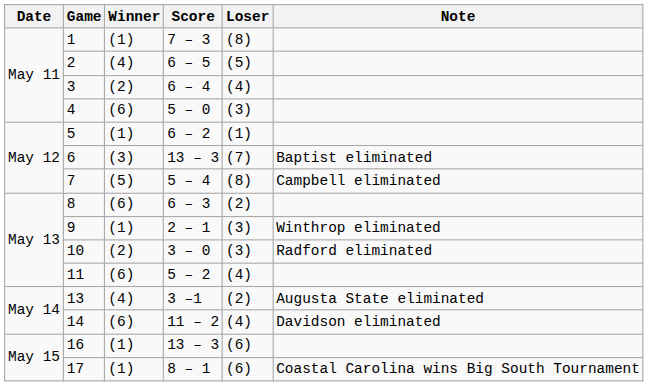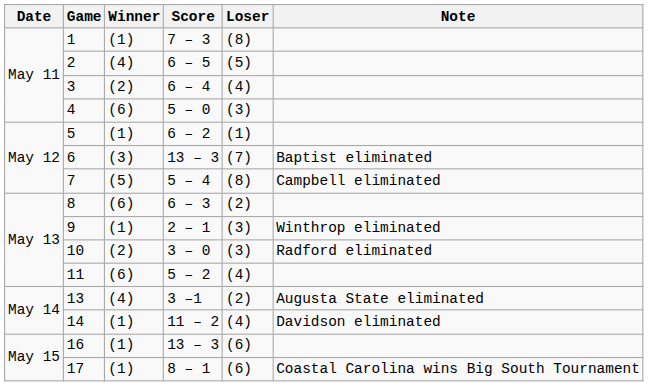(121, 322) (6) -> (121, 322) (1)
